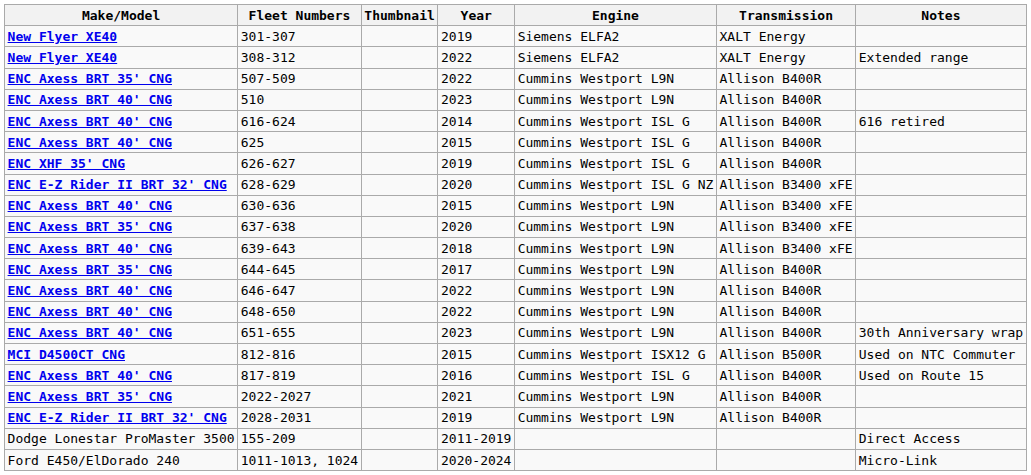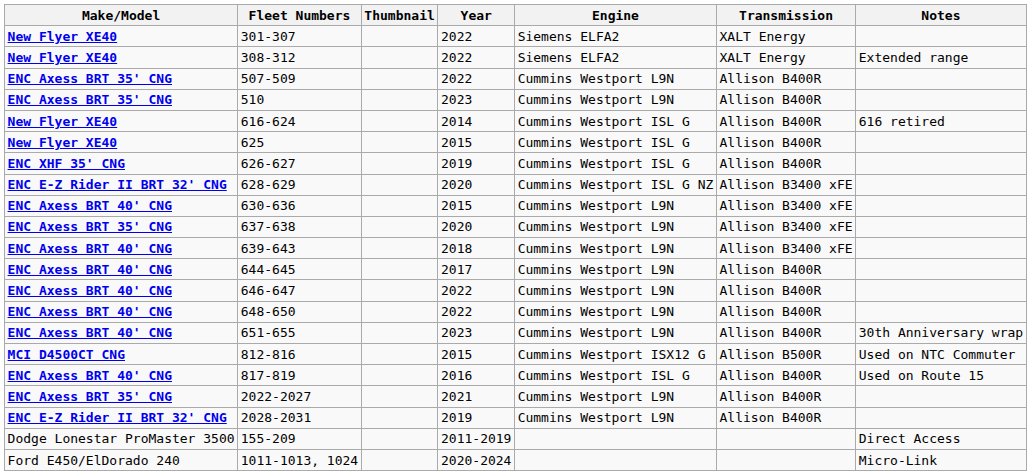(457, 36) 2019 -> (457, 36) 2022
(90, 100) ENC Axess BRT 40' CNG -> (90, 100) ENC Axess BRT 35' CNG
(90, 121) ENC Axess BRT 40' CNG -> (62, 121) New Flyer XE40
(90, 142) ENC Axess BRT 40' CNG -> (62, 142) New Flyer XE40
(90, 269) ENC Axess BRT 35' CNG -> (90, 269) ENC Axess BRT 40' CNG
